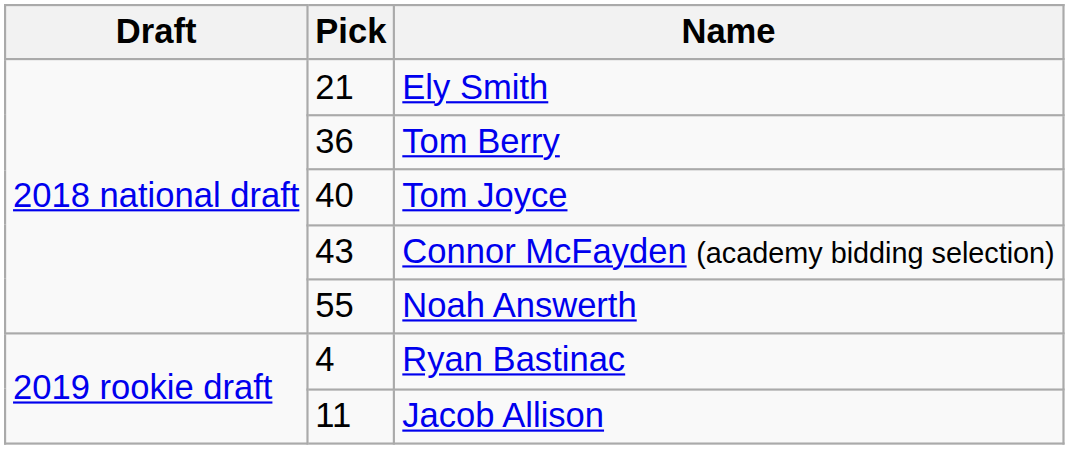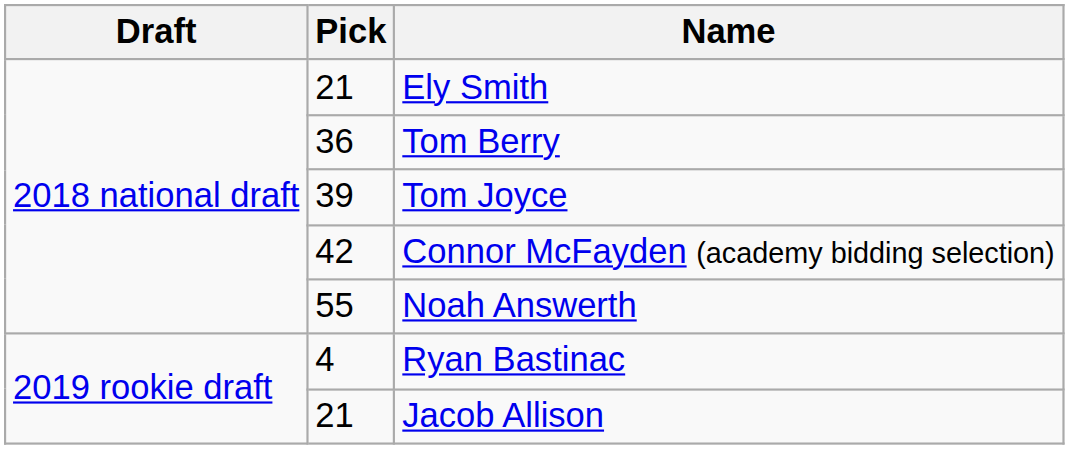(334, 196) 40 -> (334, 196) 39
(334, 251) 43 -> (334, 251) 42
(333, 415) 11 -> (334, 415) 21
